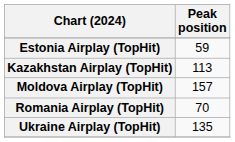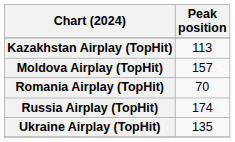- row: (90, 48)
+ row: (90, 107)
